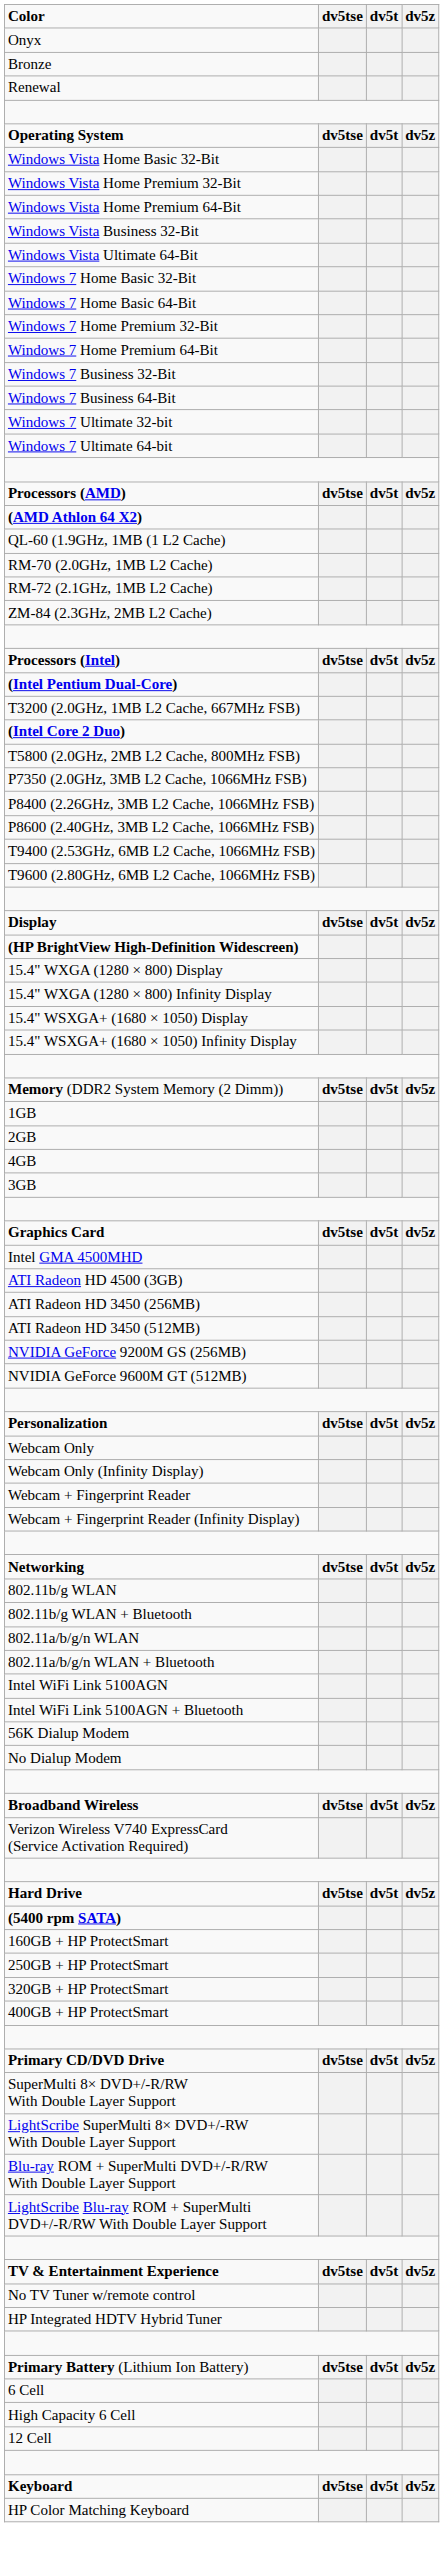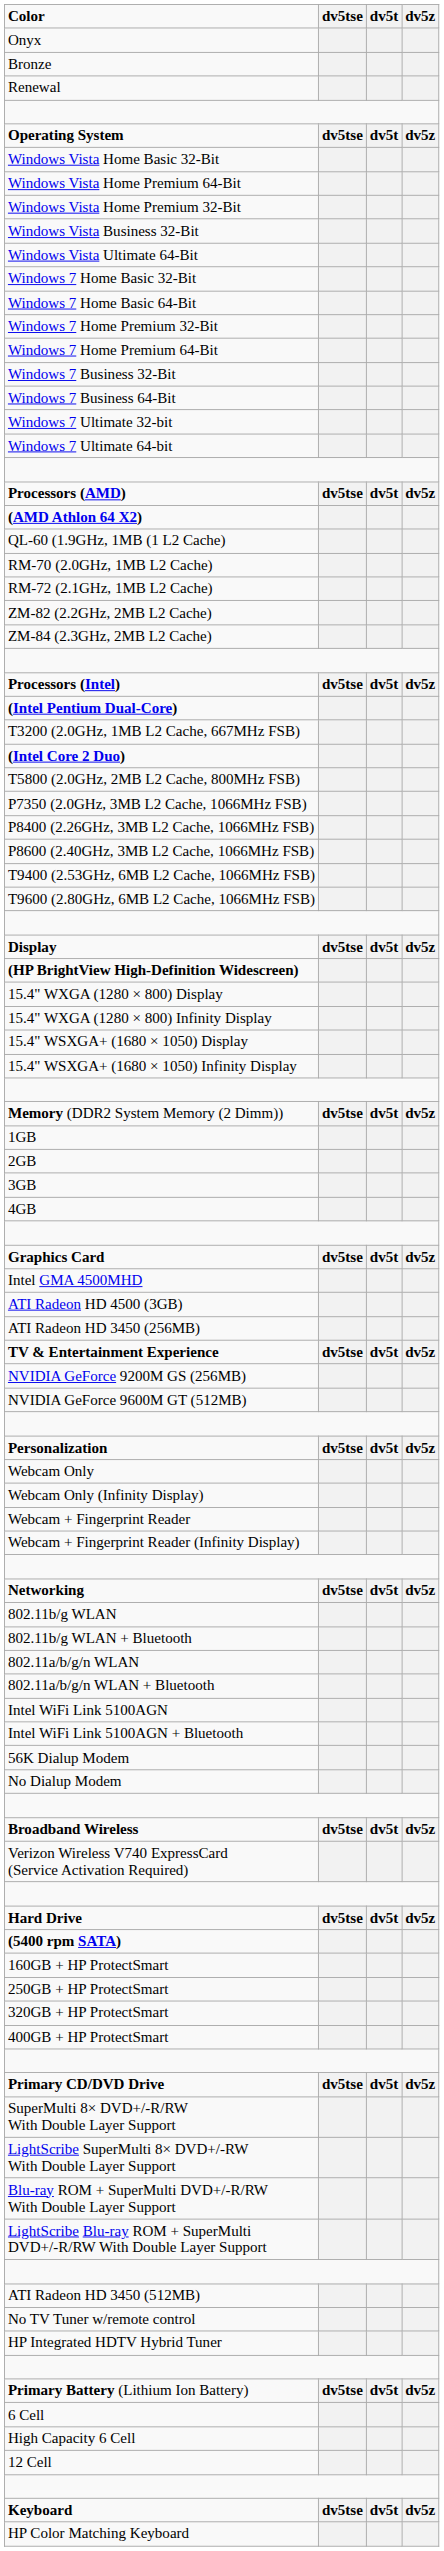rows swapped: (124, 183) <-> (124, 207)
+ row: (110, 612)
rows swapped: (22, 1185) <-> (22, 1161)
rows swapped: (104, 1328) <-> (113, 2271)
